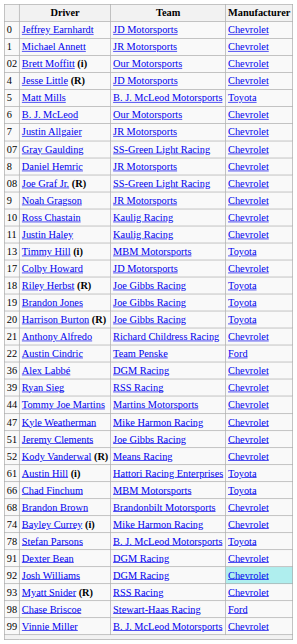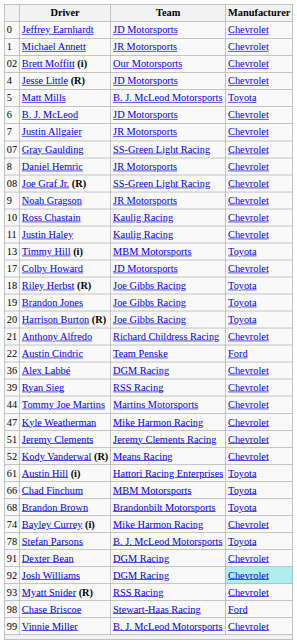(148, 115) Our Motorsports -> (145, 115) JD Motorsports
(150, 439) Joe Gibbs Racing -> (165, 439) Jeremy Clements Racing
(248, 507) Chevrolet -> (242, 507) Toyota
